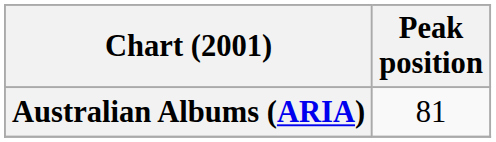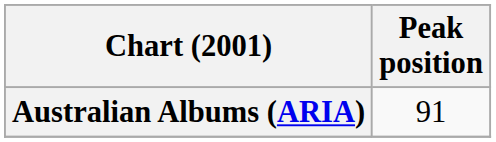(431, 111) 81 -> (431, 111) 91
